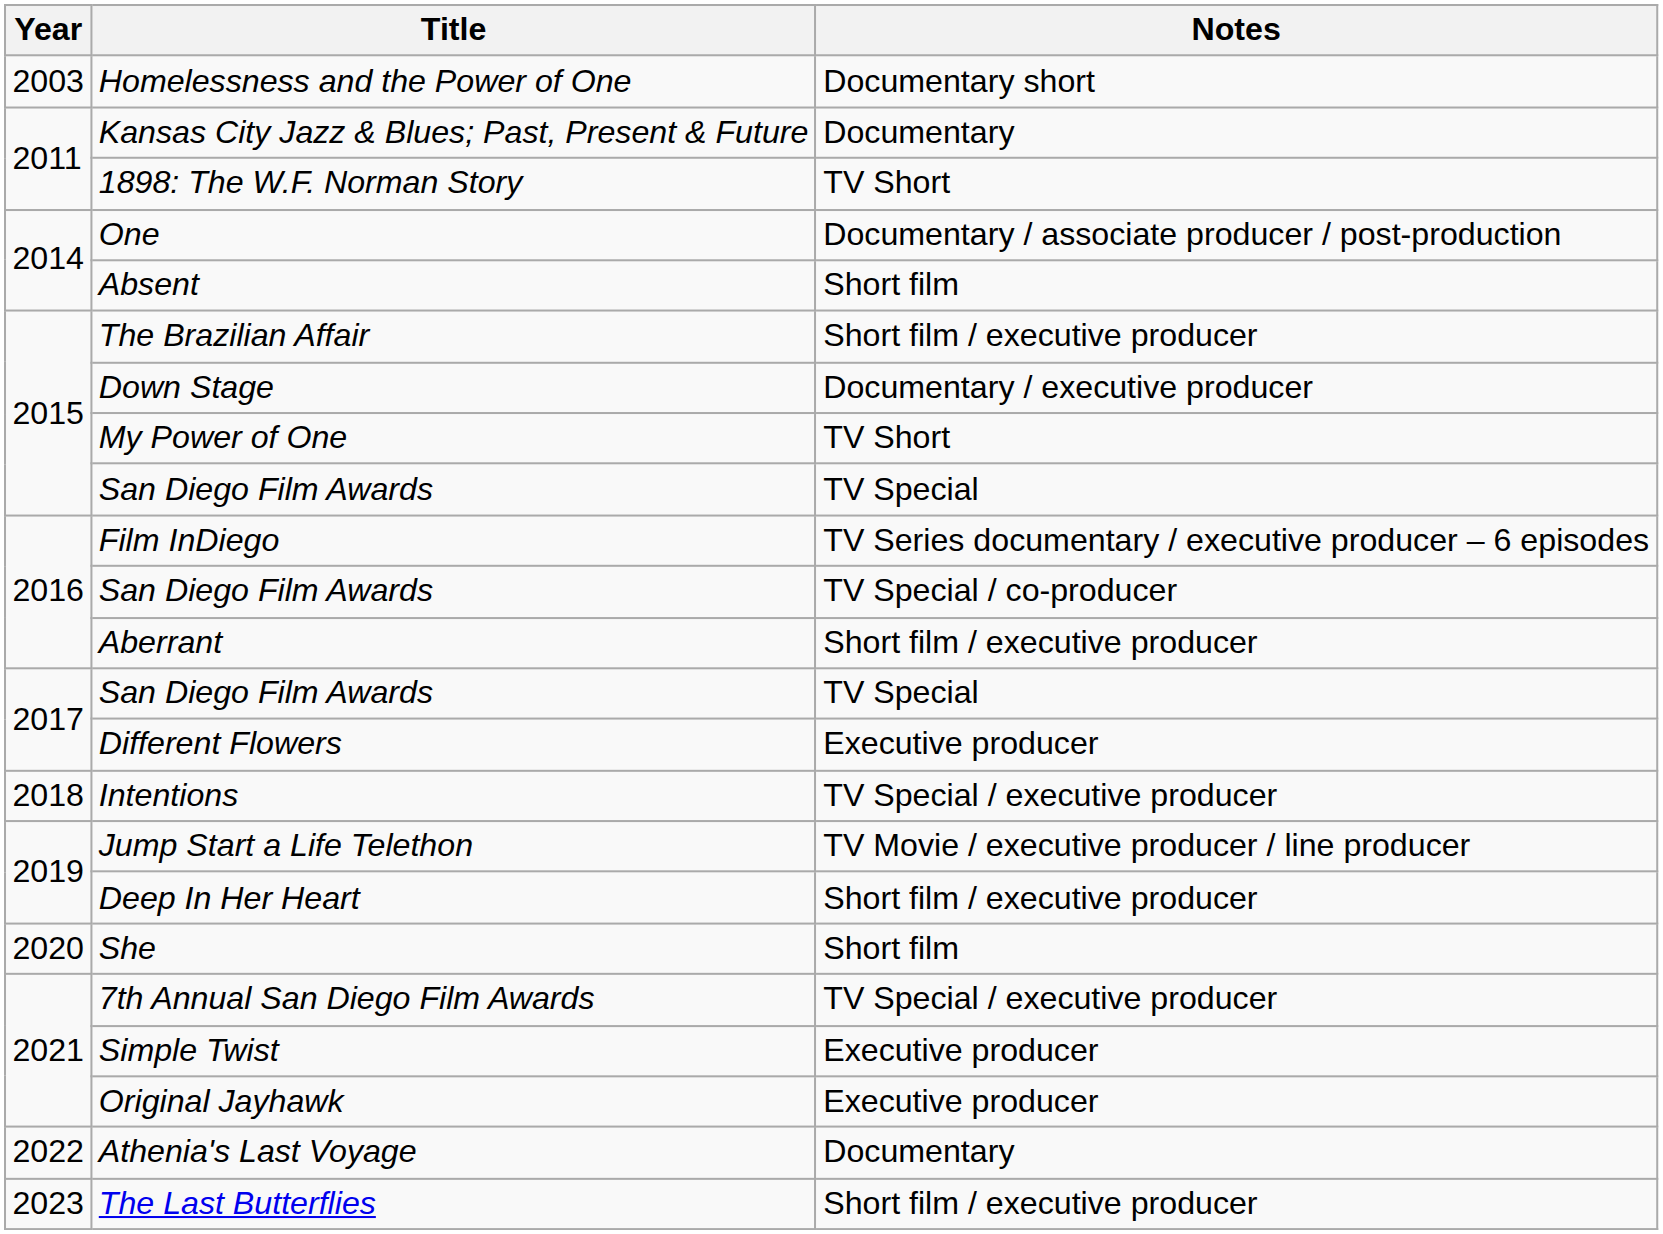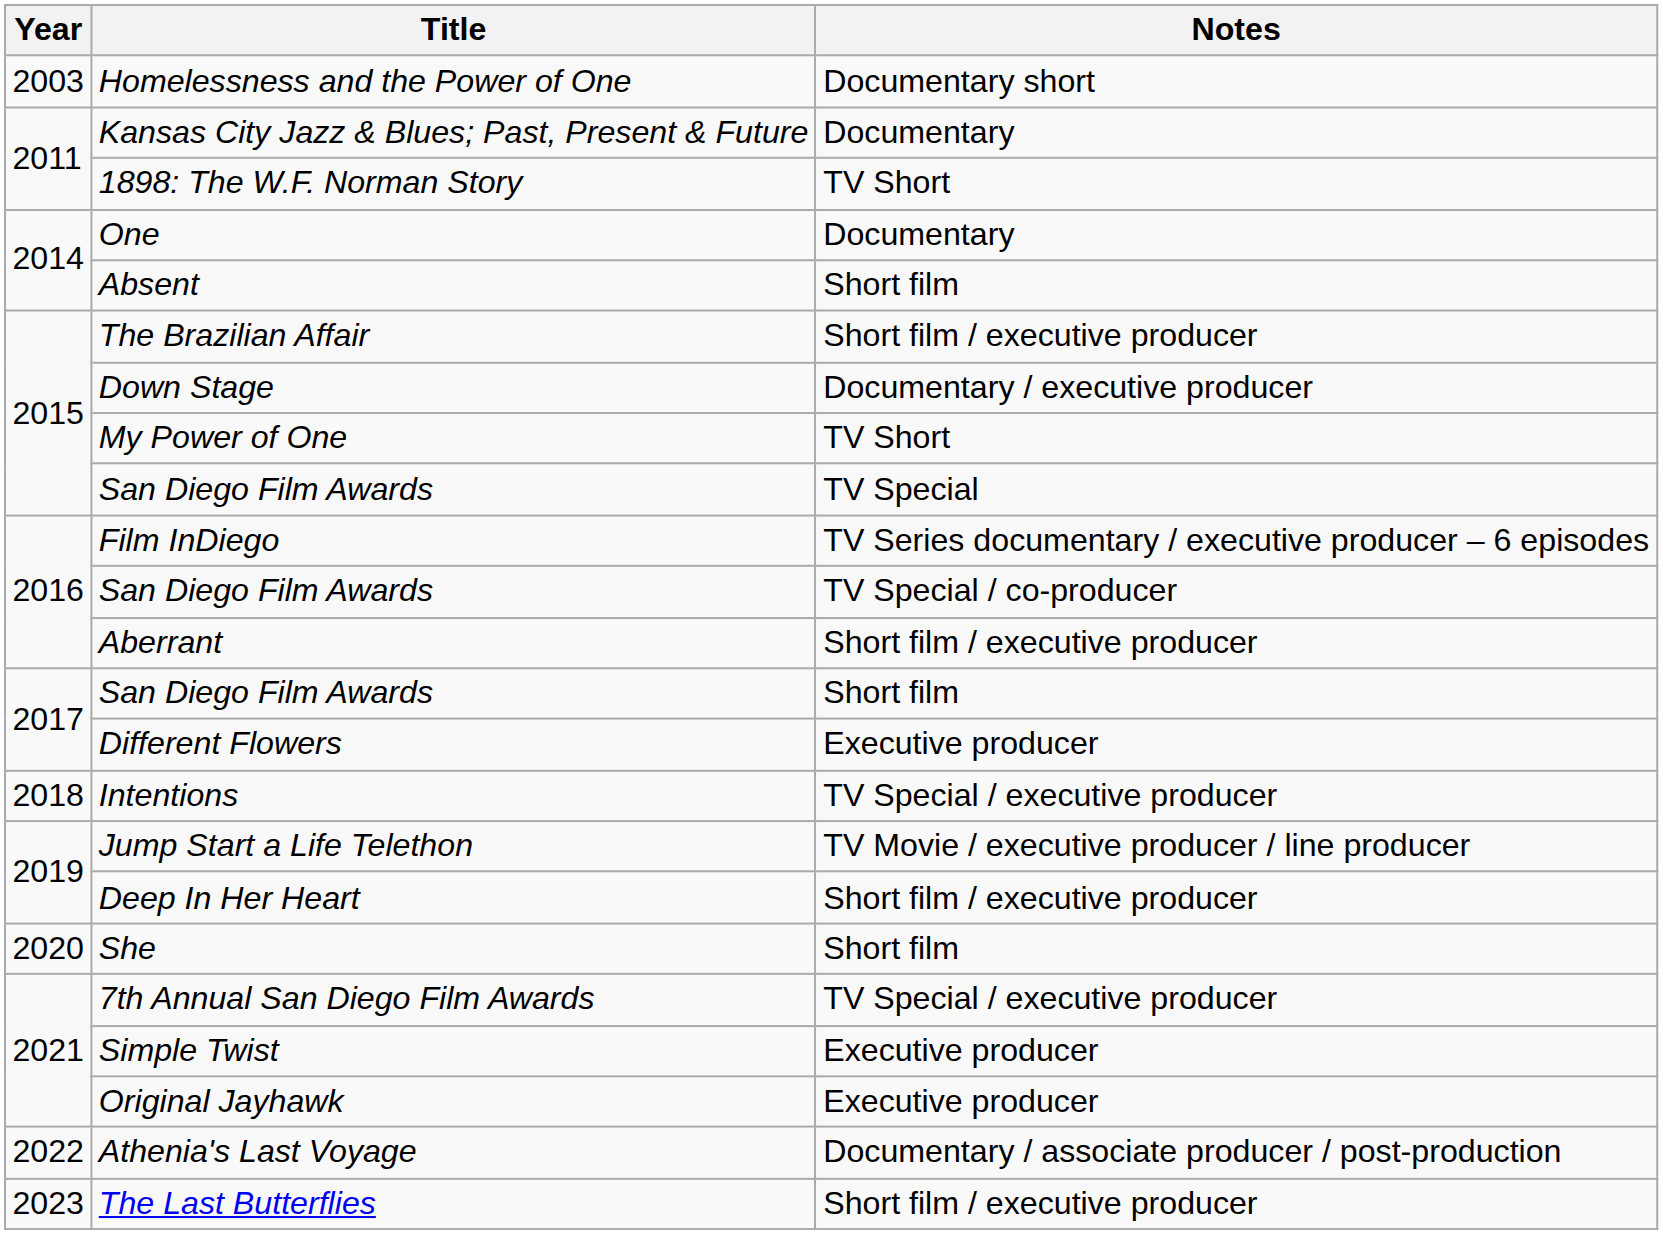(1192, 234) Documentary / associate producer / post-production -> (919, 234) Documentary
(901, 693) TV Special -> (891, 693) Short film
(919, 1152) Documentary -> (1192, 1152) Documentary / associate producer / post-production
